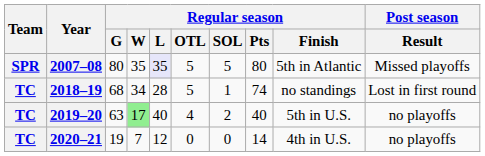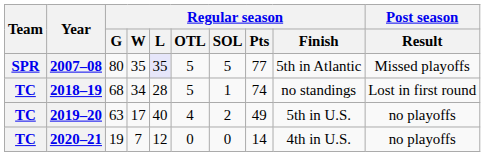(259, 66) 80 -> (259, 66) 77
(138, 115) lightgreen background -> (138, 115) no background
(259, 115) 40 -> (259, 115) 49
